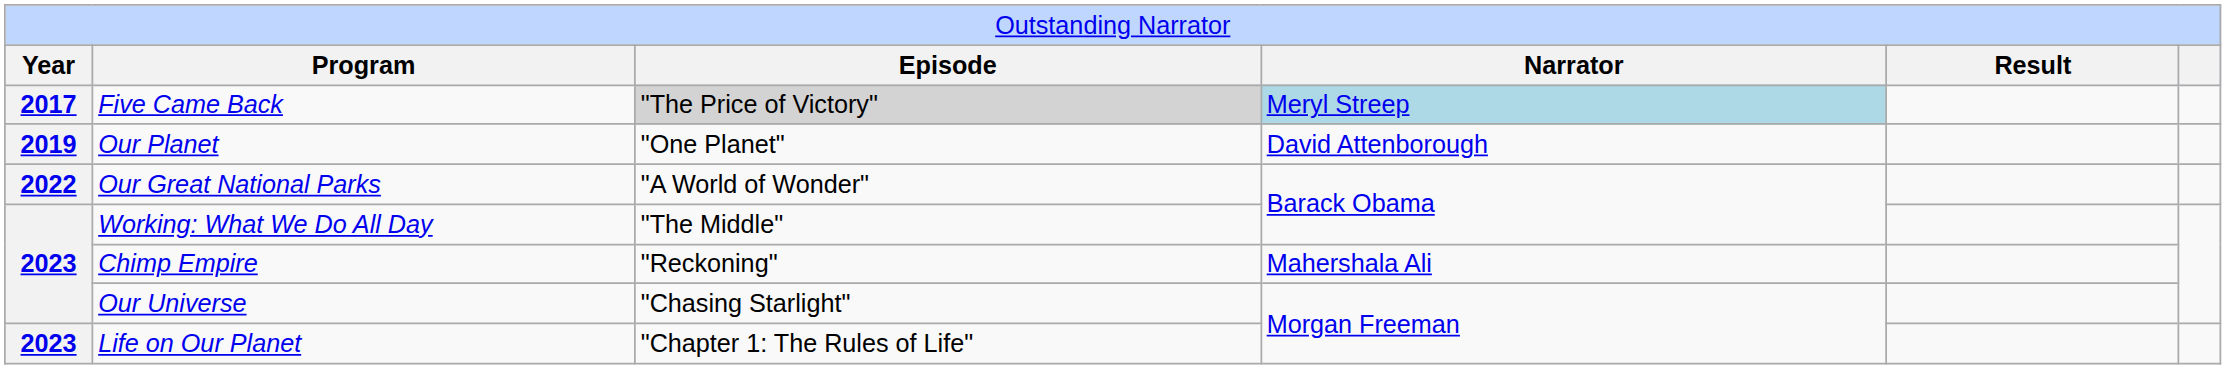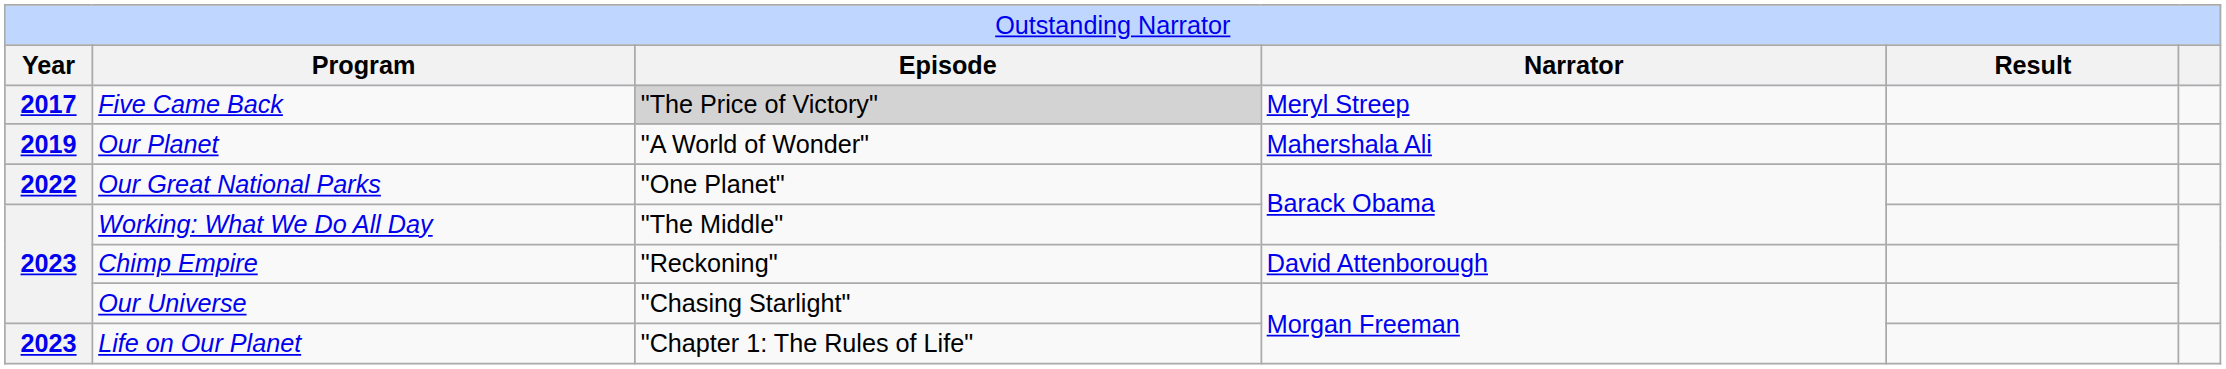(1338, 105) lightblue background -> (1338, 105) no background
(713, 145) "One Planet" -> (755, 145) "A World of Wonder"
(1377, 145) David Attenborough -> (1349, 145) Mahershala Ali
(755, 184) "A World of Wonder" -> (713, 184) "One Planet"
(1349, 264) Mahershala Ali -> (1377, 264) David Attenborough
